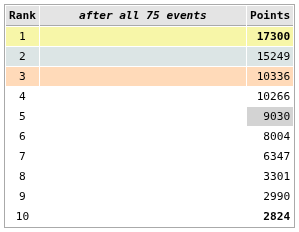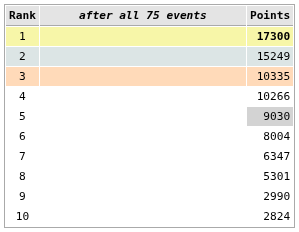(273, 76) 10336 -> (273, 76) 10335
(277, 176) 3301 -> (277, 176) 5301
(277, 216) bold -> (277, 216) normal
